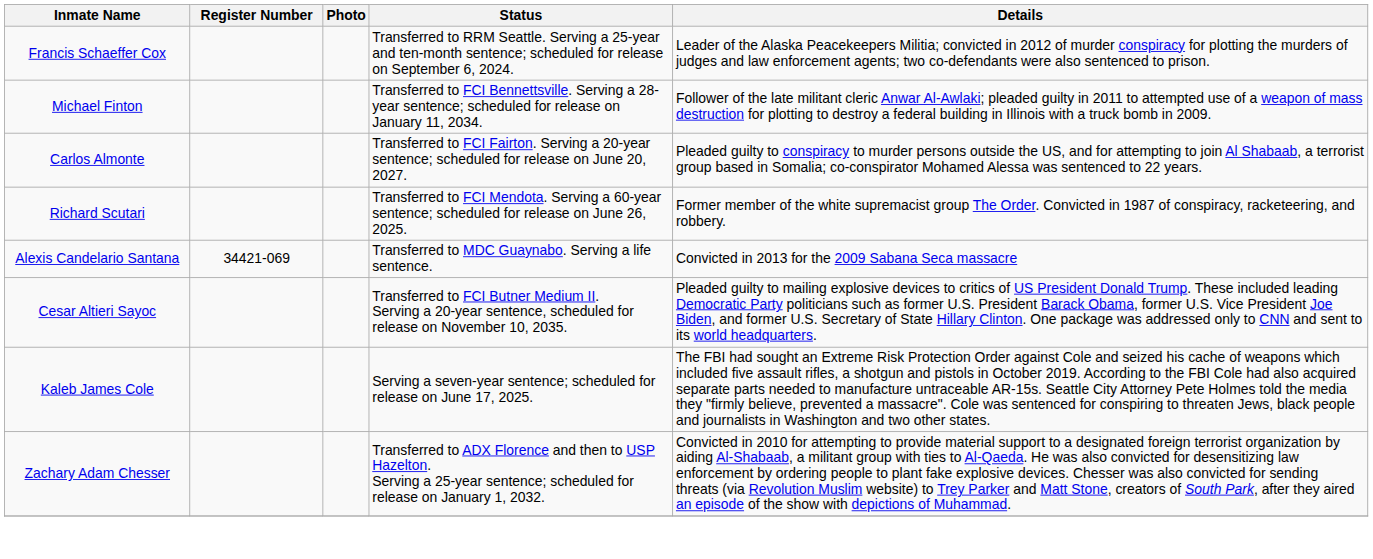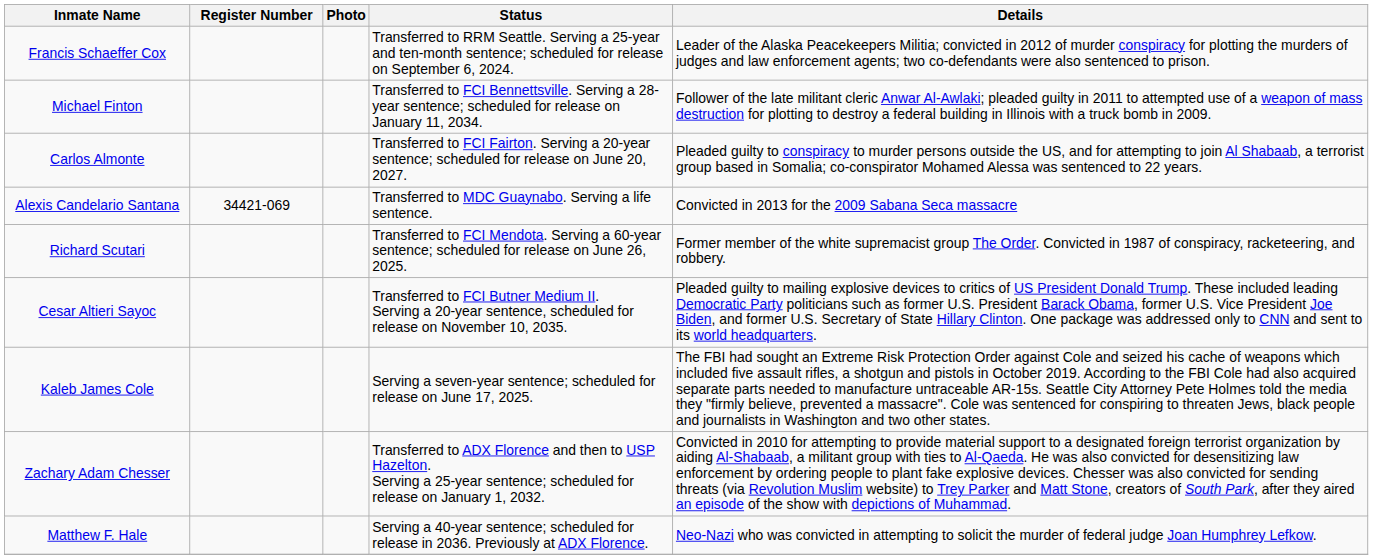rows swapped: (97, 259) <-> (97, 213)
+ row: (97, 535)
